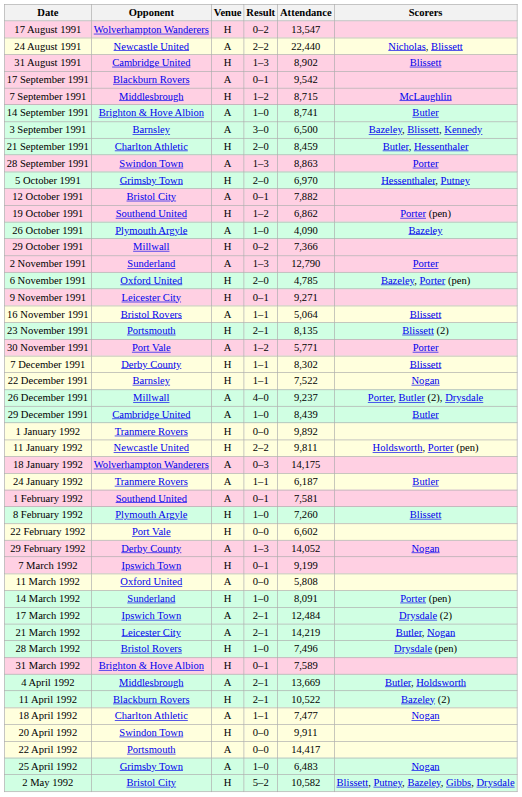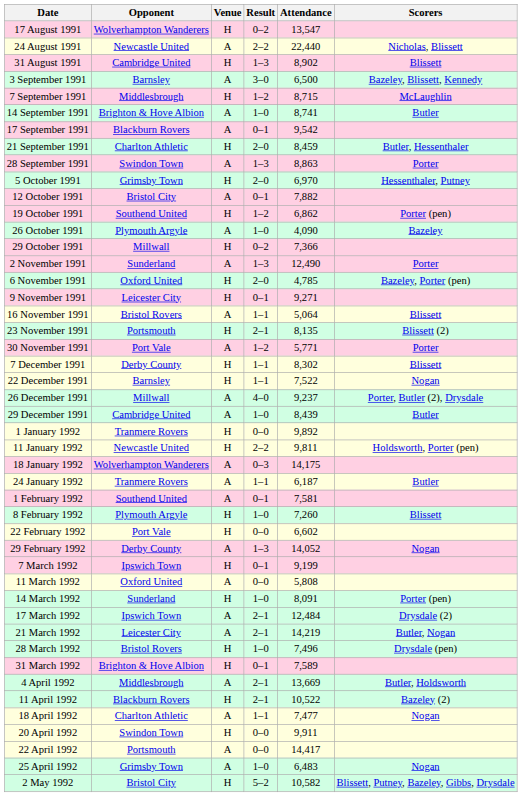rows swapped: (48, 130) <-> (48, 79)
(306, 264) 12,790 -> (306, 264) 12,490
